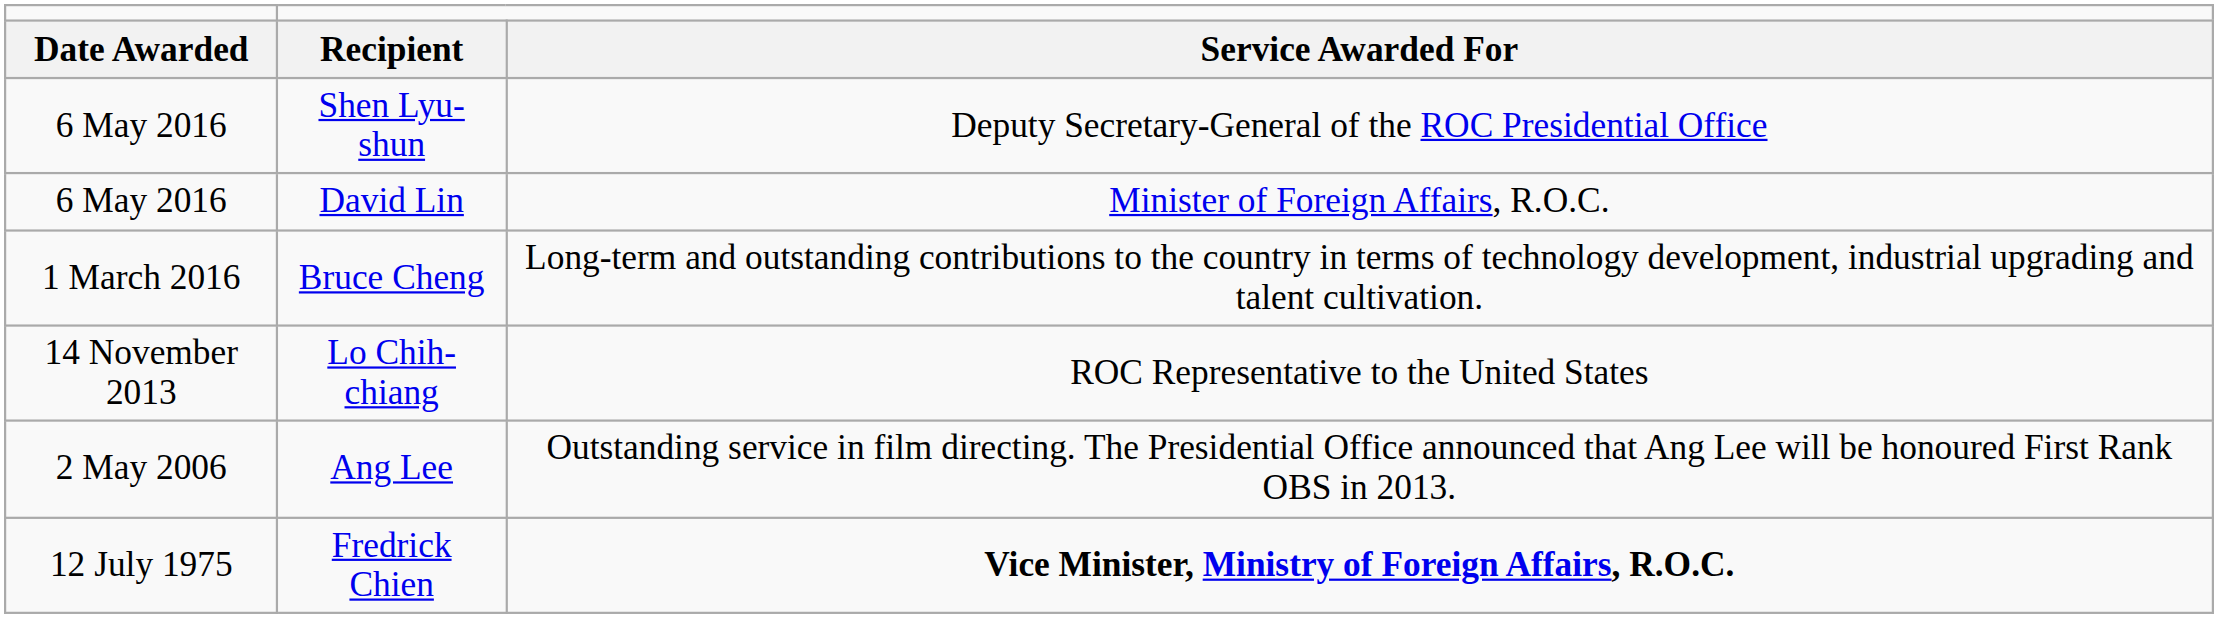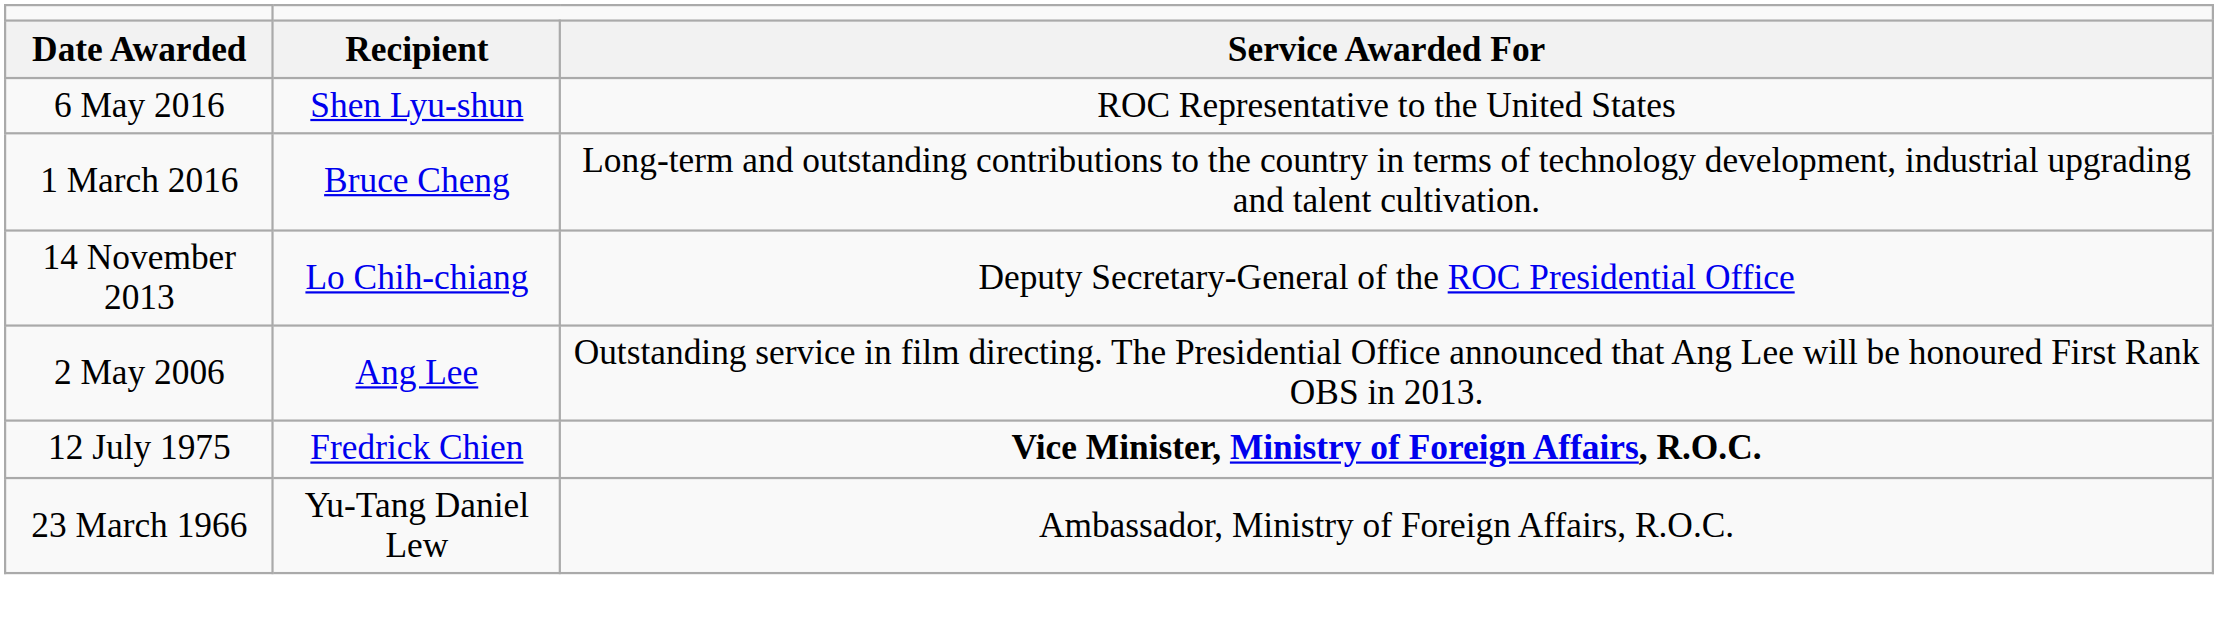(1359, 124) Deputy Secretary-General of the ROC Presidential Office -> (1387, 104) ROC Representative to the United States
- row: (392, 200)
(1359, 372) ROC Representative to the United States -> (1387, 276) Deputy Secretary-General of the ROC Presidential Office
+ row: (417, 524)
